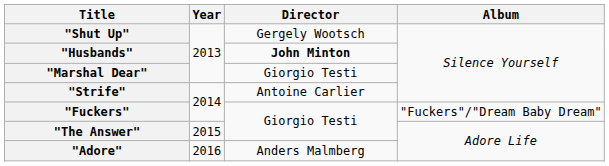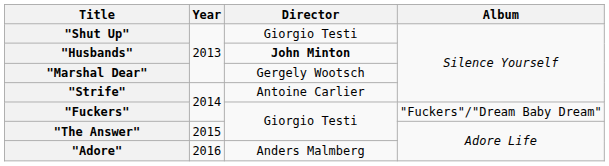(311, 34) Gergely Wootsch -> (311, 34) Giorgio Testi
(311, 73) Giorgio Testi -> (311, 73) Gergely Wootsch
